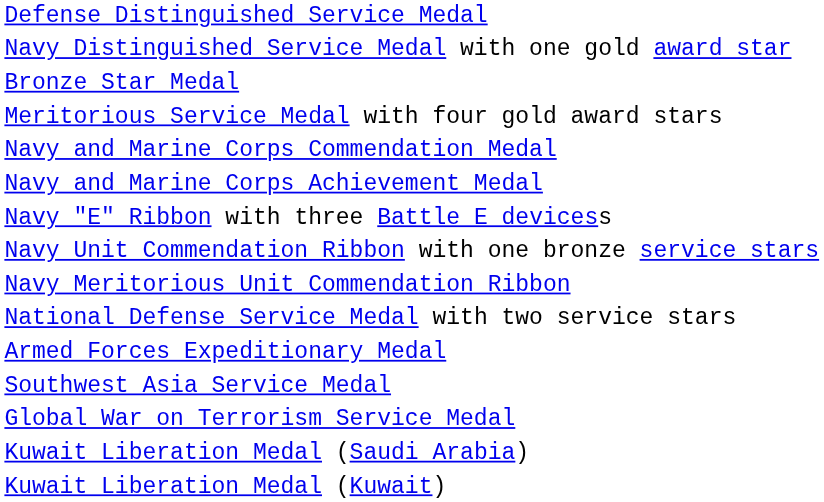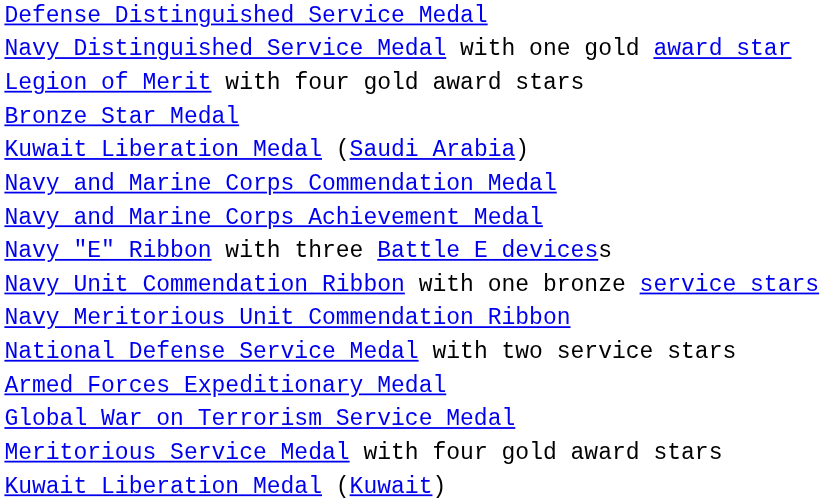+ row: (294, 83)
rows swapped: (363, 116) <-> (267, 453)
- row: (198, 386)
